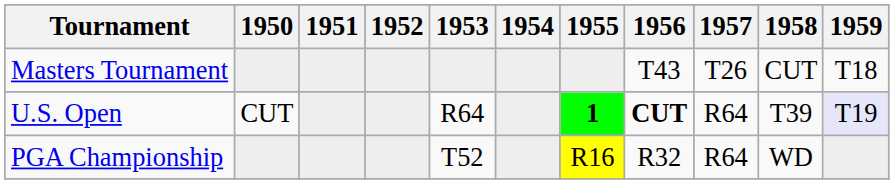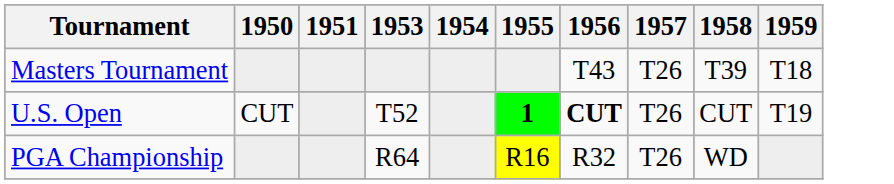- column: (397, 26)
(791, 70) CUT -> (726, 70) T39
(462, 113) R64 -> (397, 113) T52
(726, 113) R64 -> (661, 113) T26
(791, 113) T39 -> (726, 113) CUT
(856, 113) lavender background -> (791, 113) no background
(462, 157) T52 -> (397, 157) R64
(726, 157) R64 -> (661, 157) T26
